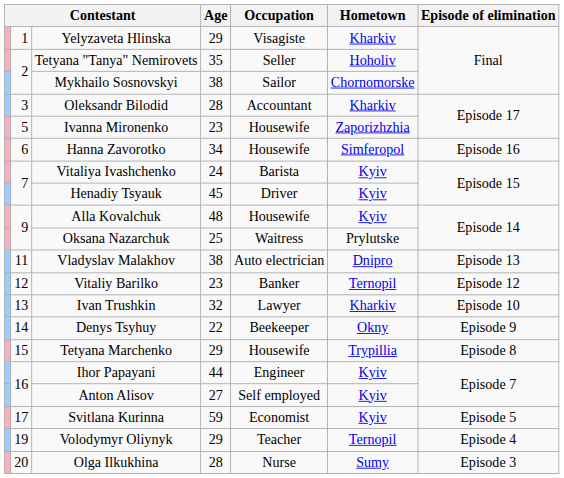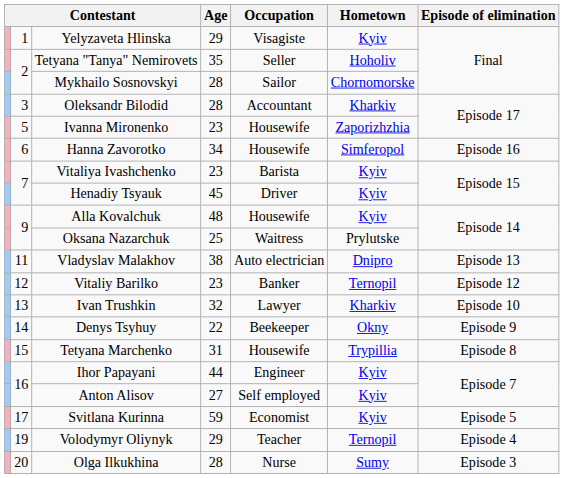(373, 37) Kharkiv -> (373, 37) Kyiv
(216, 82) 38 -> (216, 82) 28
(216, 171) 24 -> (216, 171) 23
(216, 350) 29 -> (216, 350) 31
